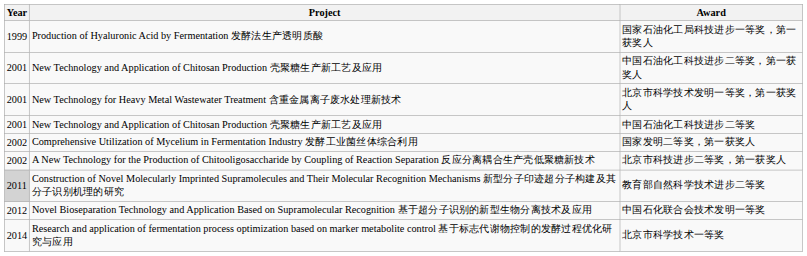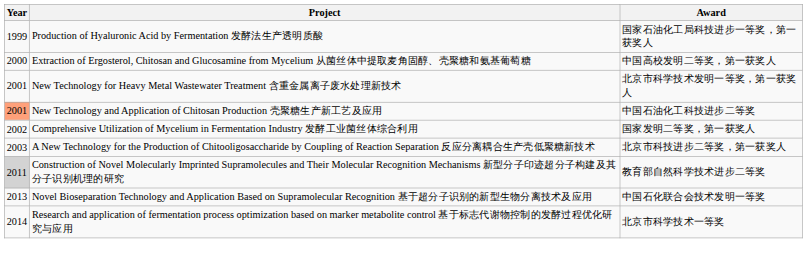+ row: (699, 61)
- row: (709, 67)
(17, 124) no background -> (17, 111) lightsalmon background
(17, 160) 2002 -> (17, 147) 2003
(17, 210) 2012 -> (17, 197) 2013
